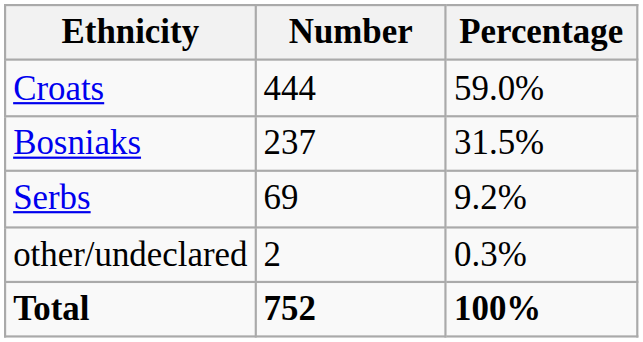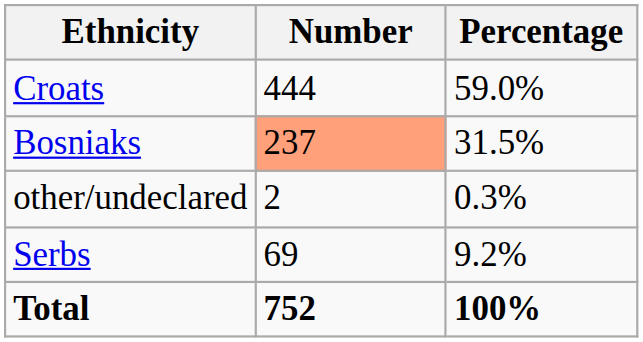(290, 142) no background -> (290, 142) lightsalmon background
rows swapped: (52, 198) <-> (130, 253)
